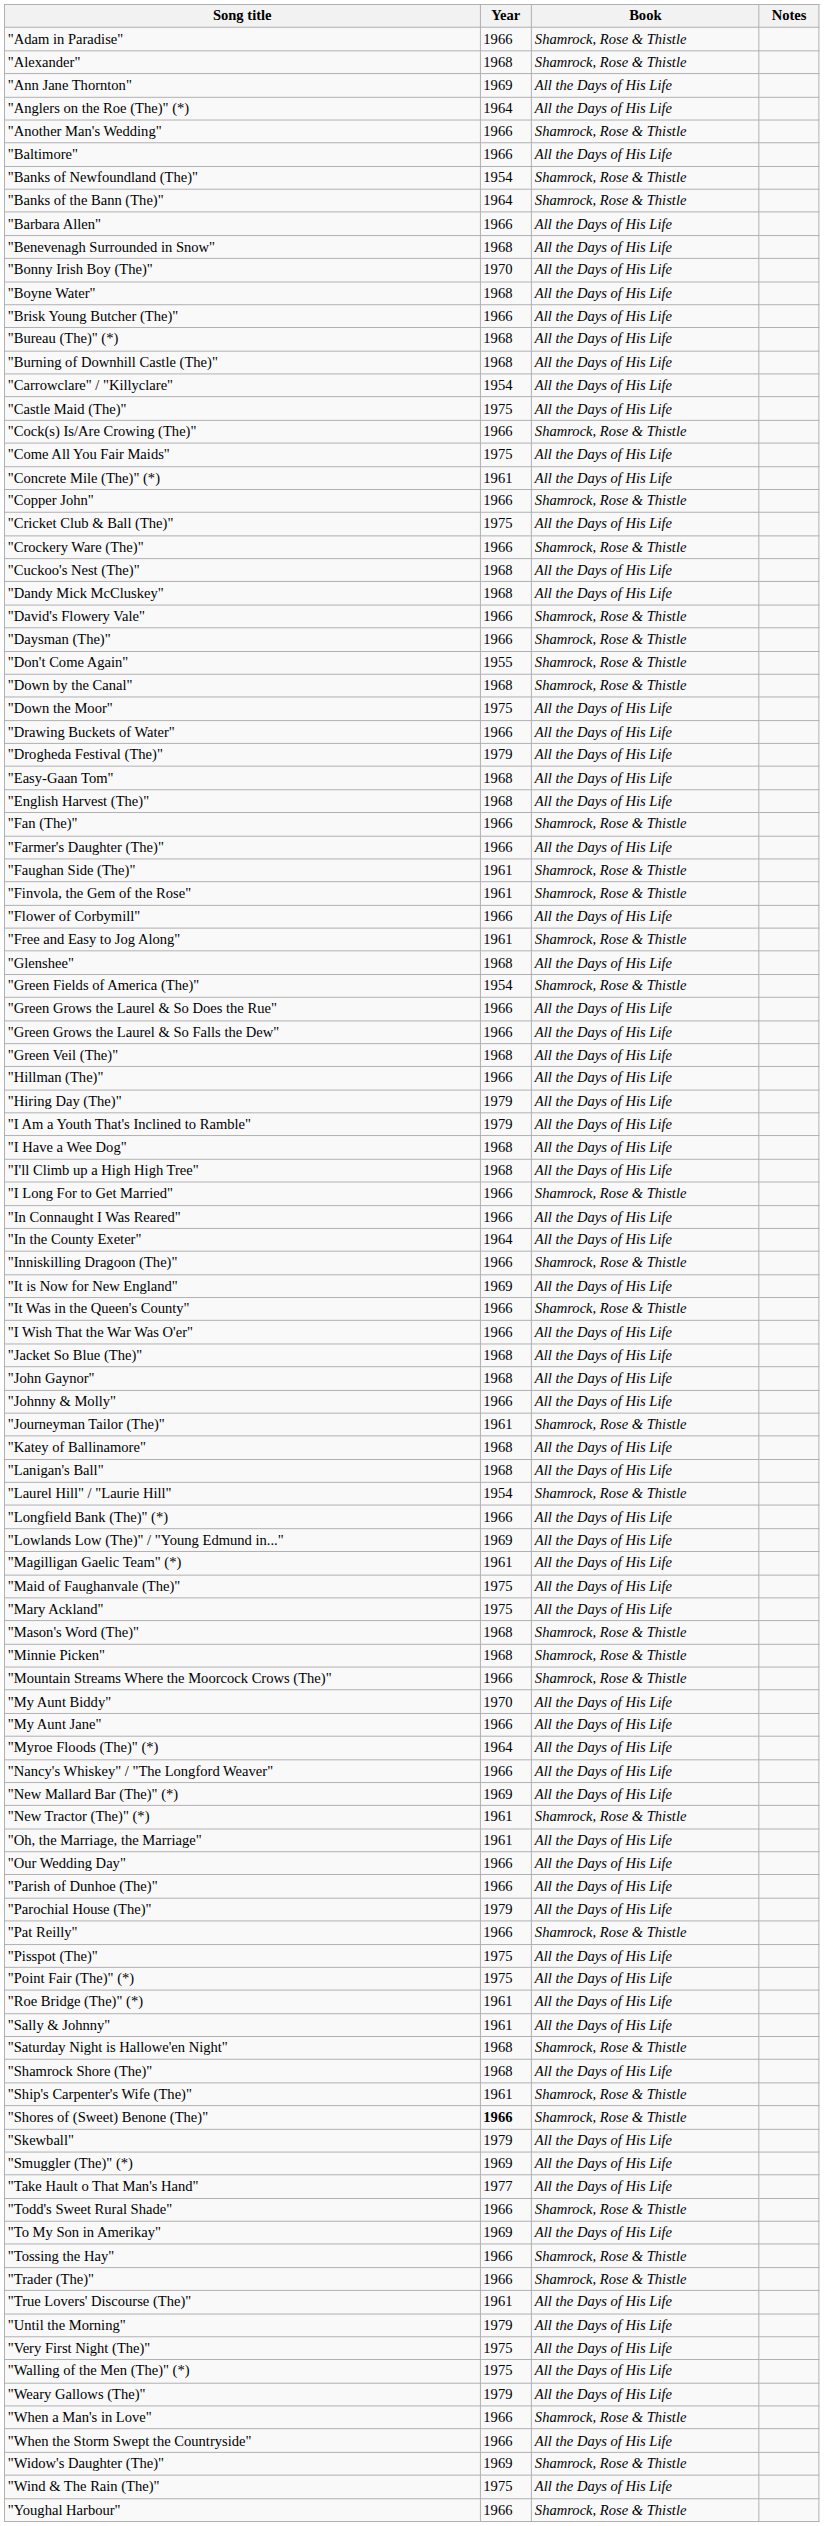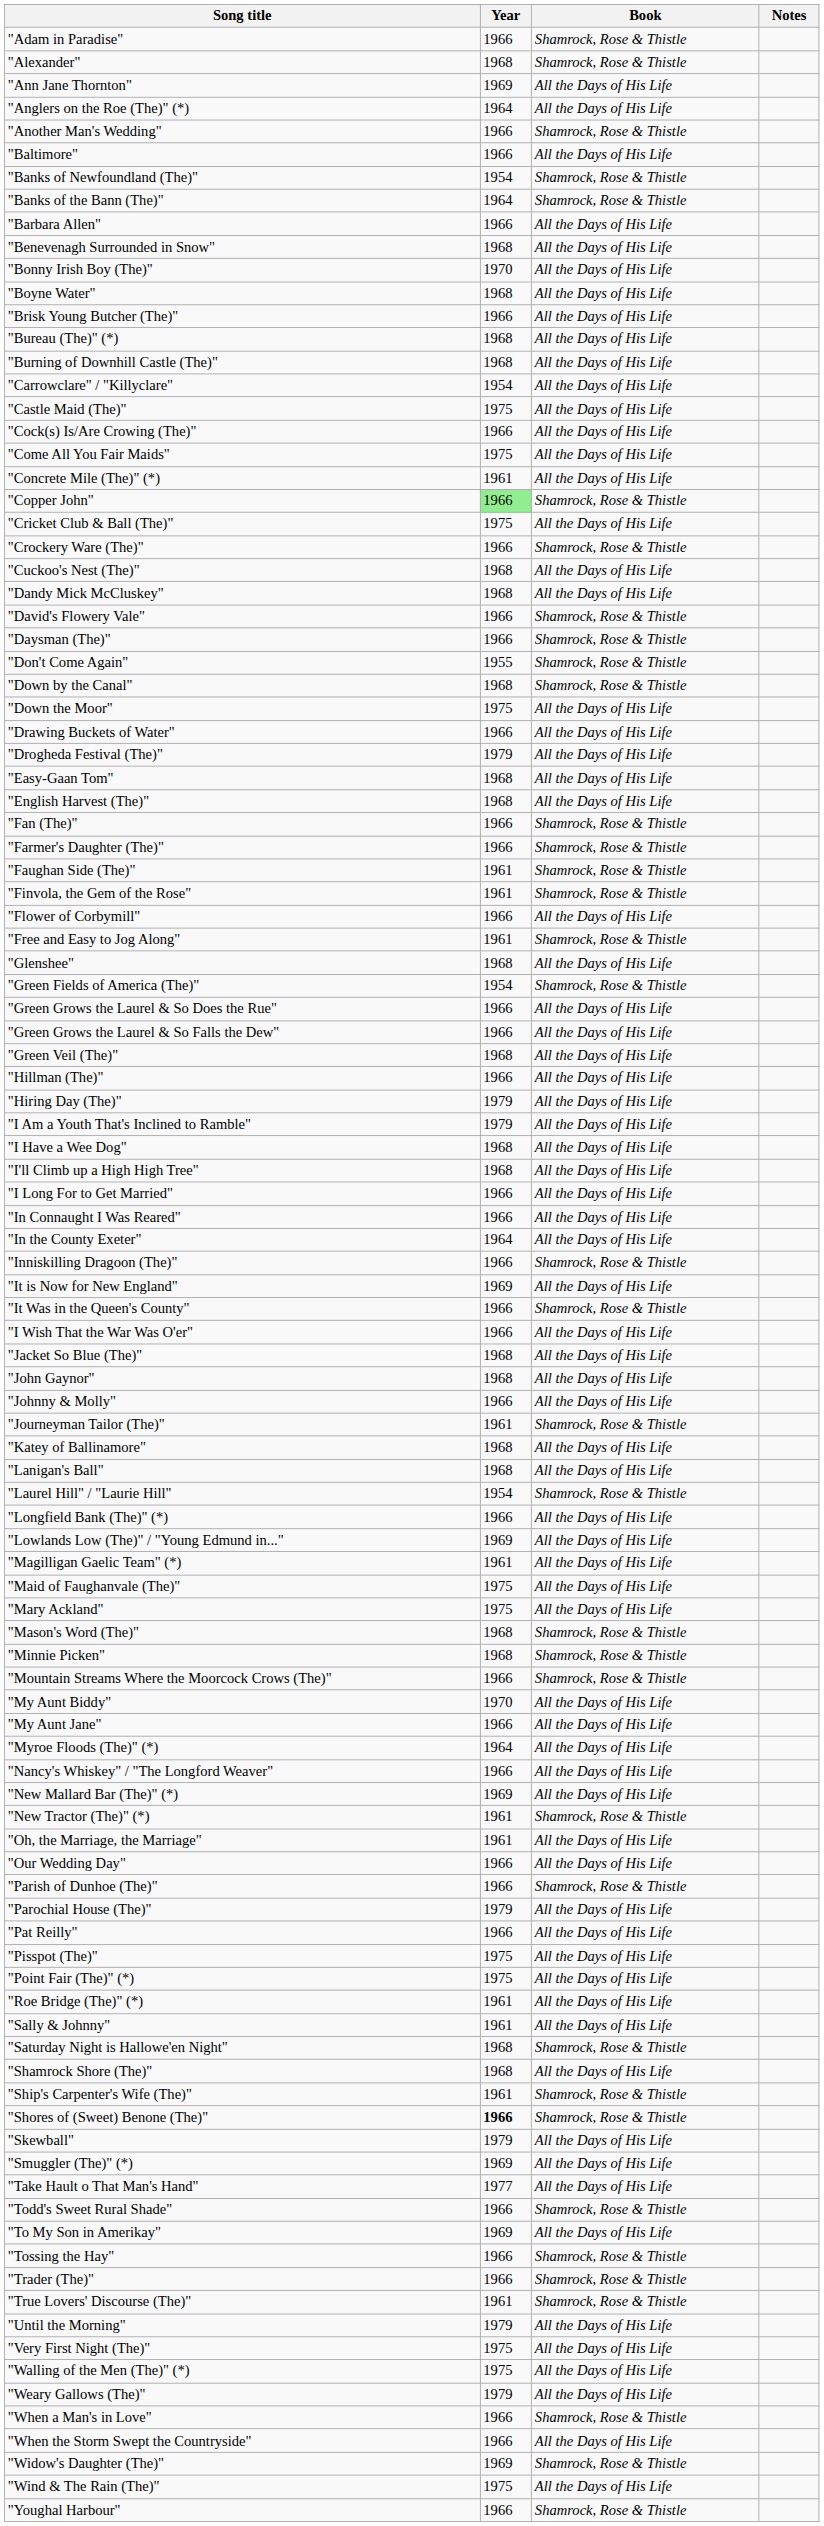(611, 431) Shamrock, Rose & Thistle -> (603, 431) All the Days of His Life
(498, 500) no background -> (498, 500) lightgreen background
(603, 847) All the Days of His Life -> (611, 847) Shamrock, Rose & Thistle
(611, 1193) Shamrock, Rose & Thistle -> (603, 1193) All the Days of His Life
(603, 1886) All the Days of His Life -> (611, 1886) Shamrock, Rose & Thistle
(611, 1932) Shamrock, Rose & Thistle -> (603, 1932) All the Days of His Life
(603, 2302) All the Days of His Life -> (611, 2302) Shamrock, Rose & Thistle
